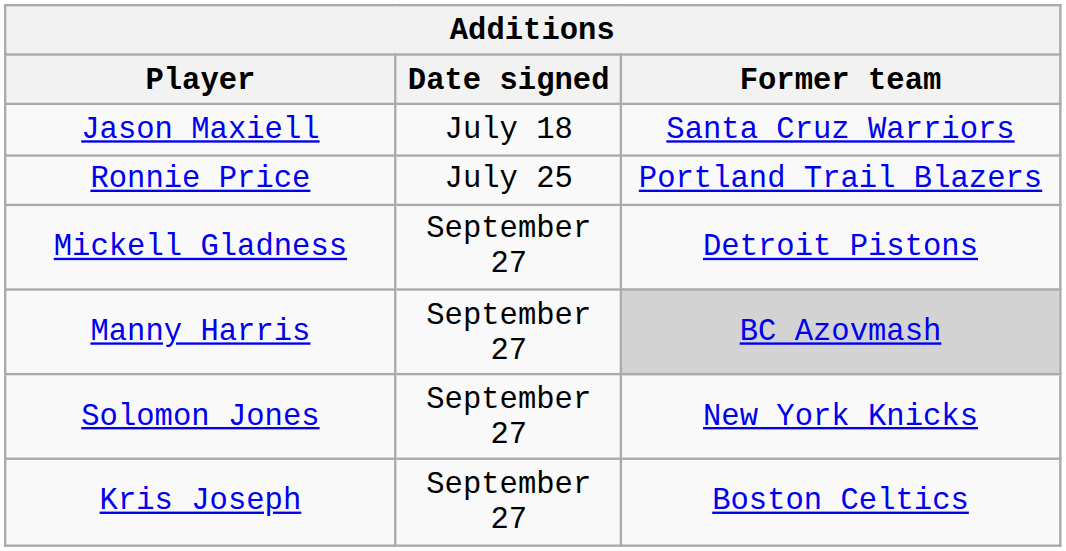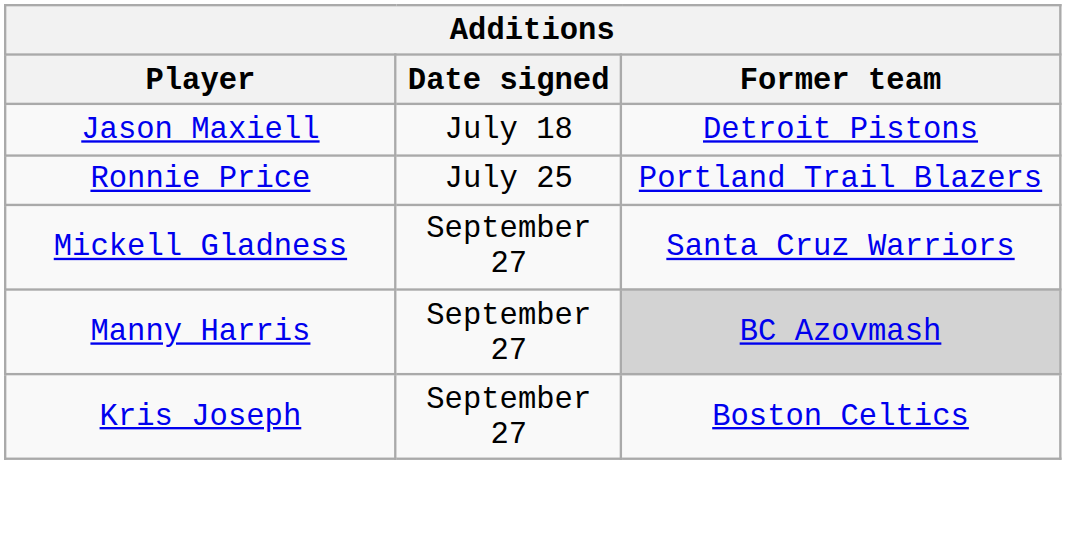(841, 130) Santa Cruz Warriors -> (841, 130) Detroit Pistons
(841, 247) Detroit Pistons -> (841, 247) Santa Cruz Warriors
- row: (200, 417)
